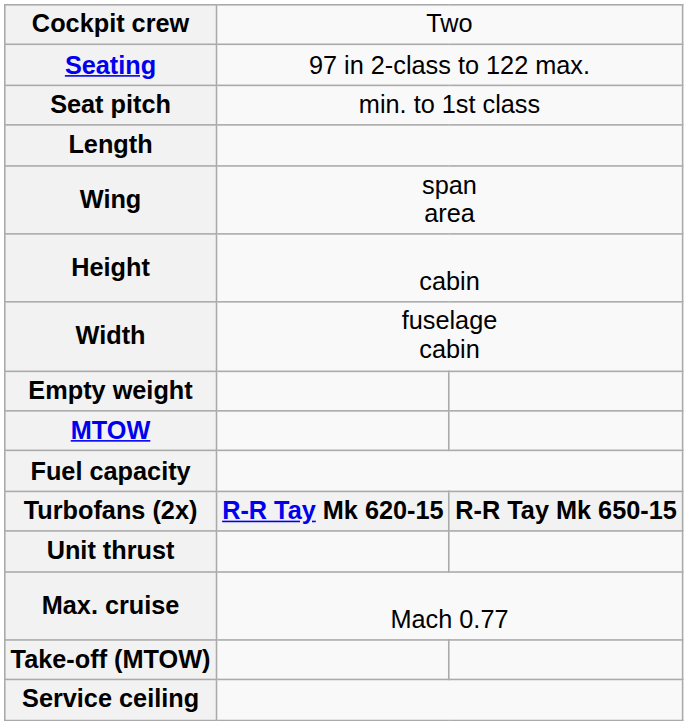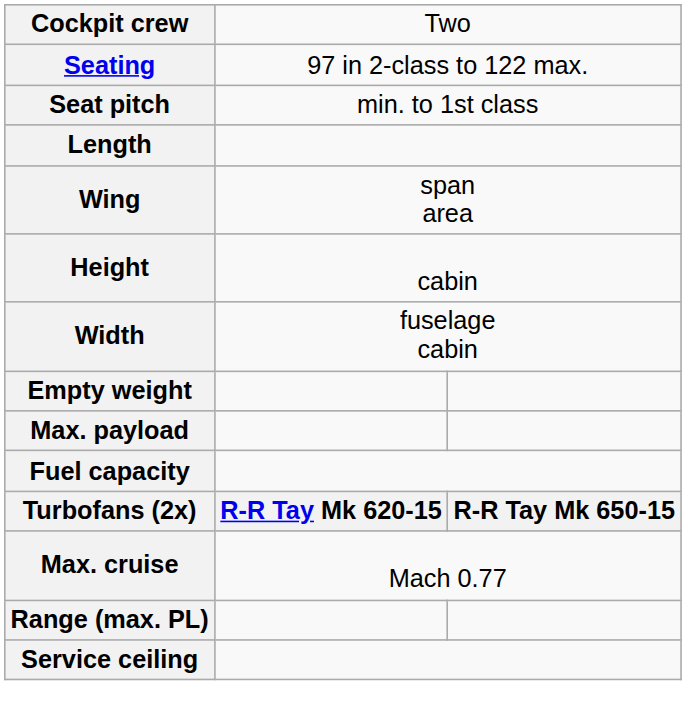- row: (111, 430)
+ row: (110, 430)
- row: (111, 550)
+ row: (110, 619)
- row: (111, 659)
